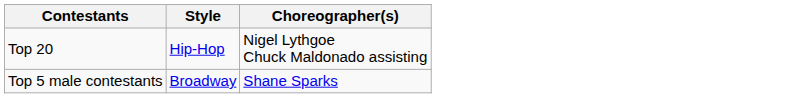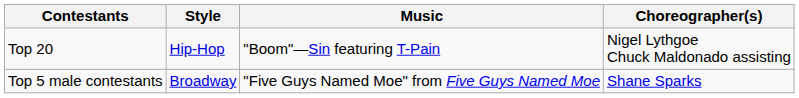+ column: (422, 16)
